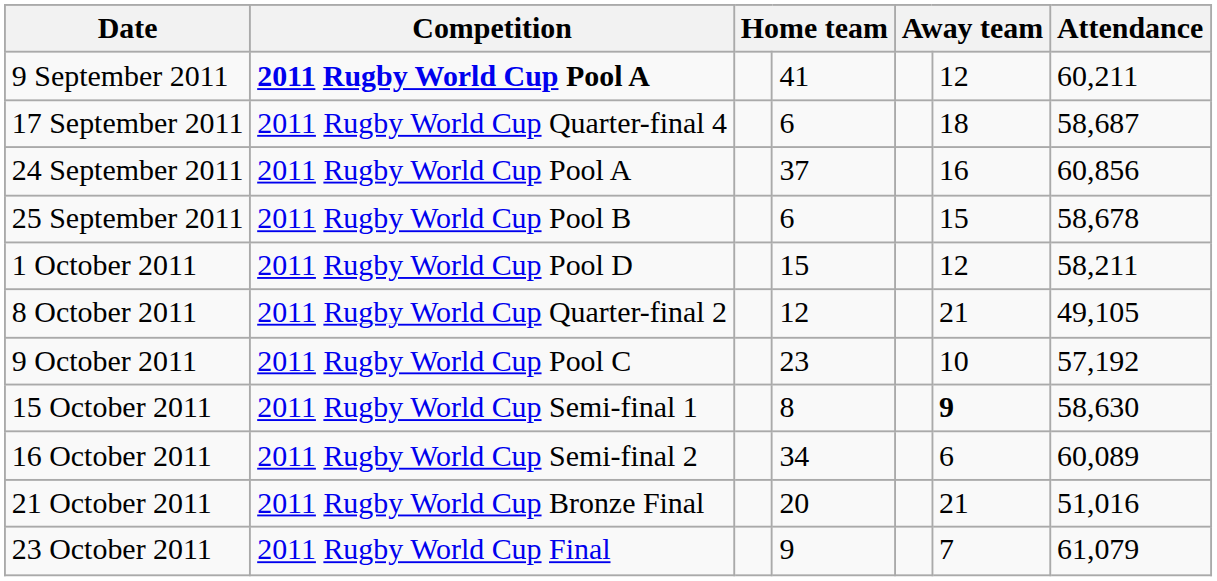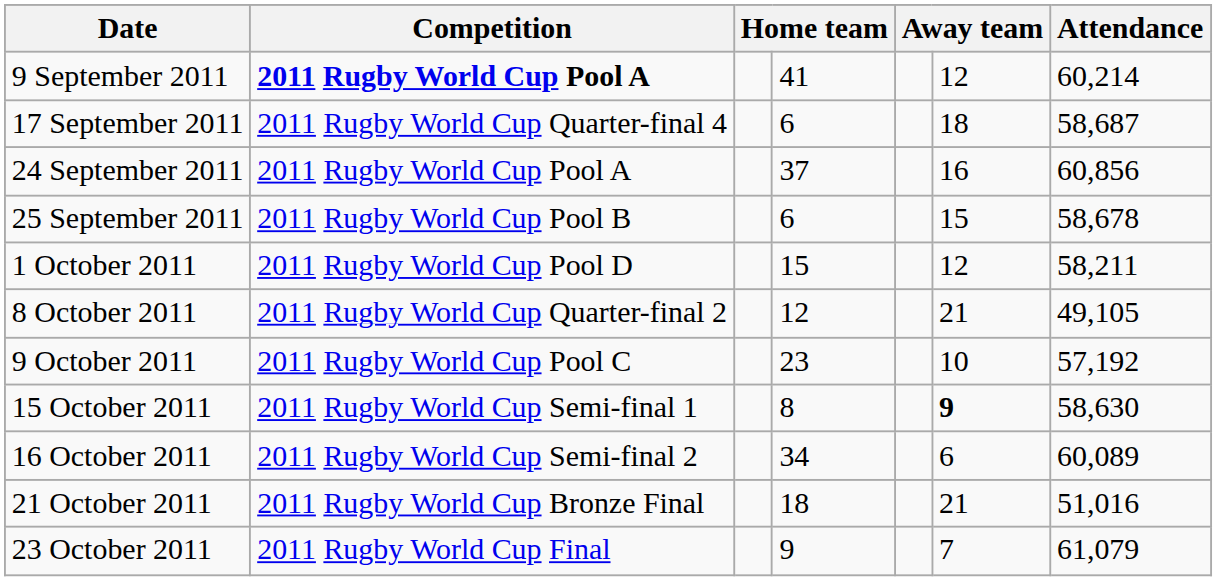(1098, 75) 60,211 -> (1098, 75) 60,214
(794, 502) 20 -> (794, 502) 18
